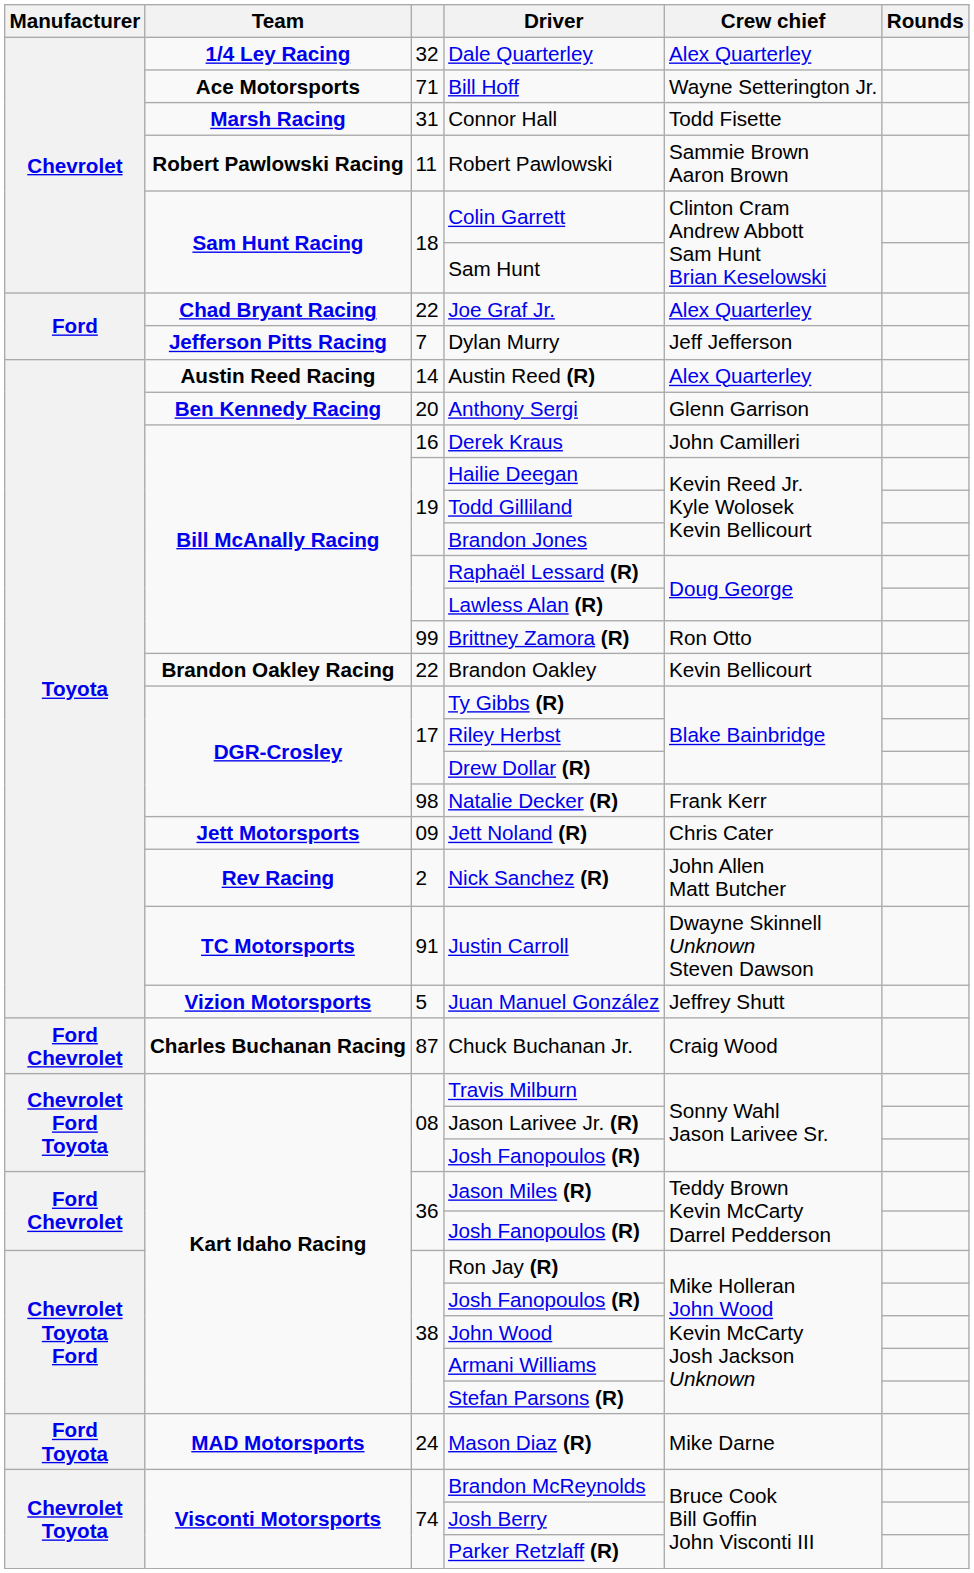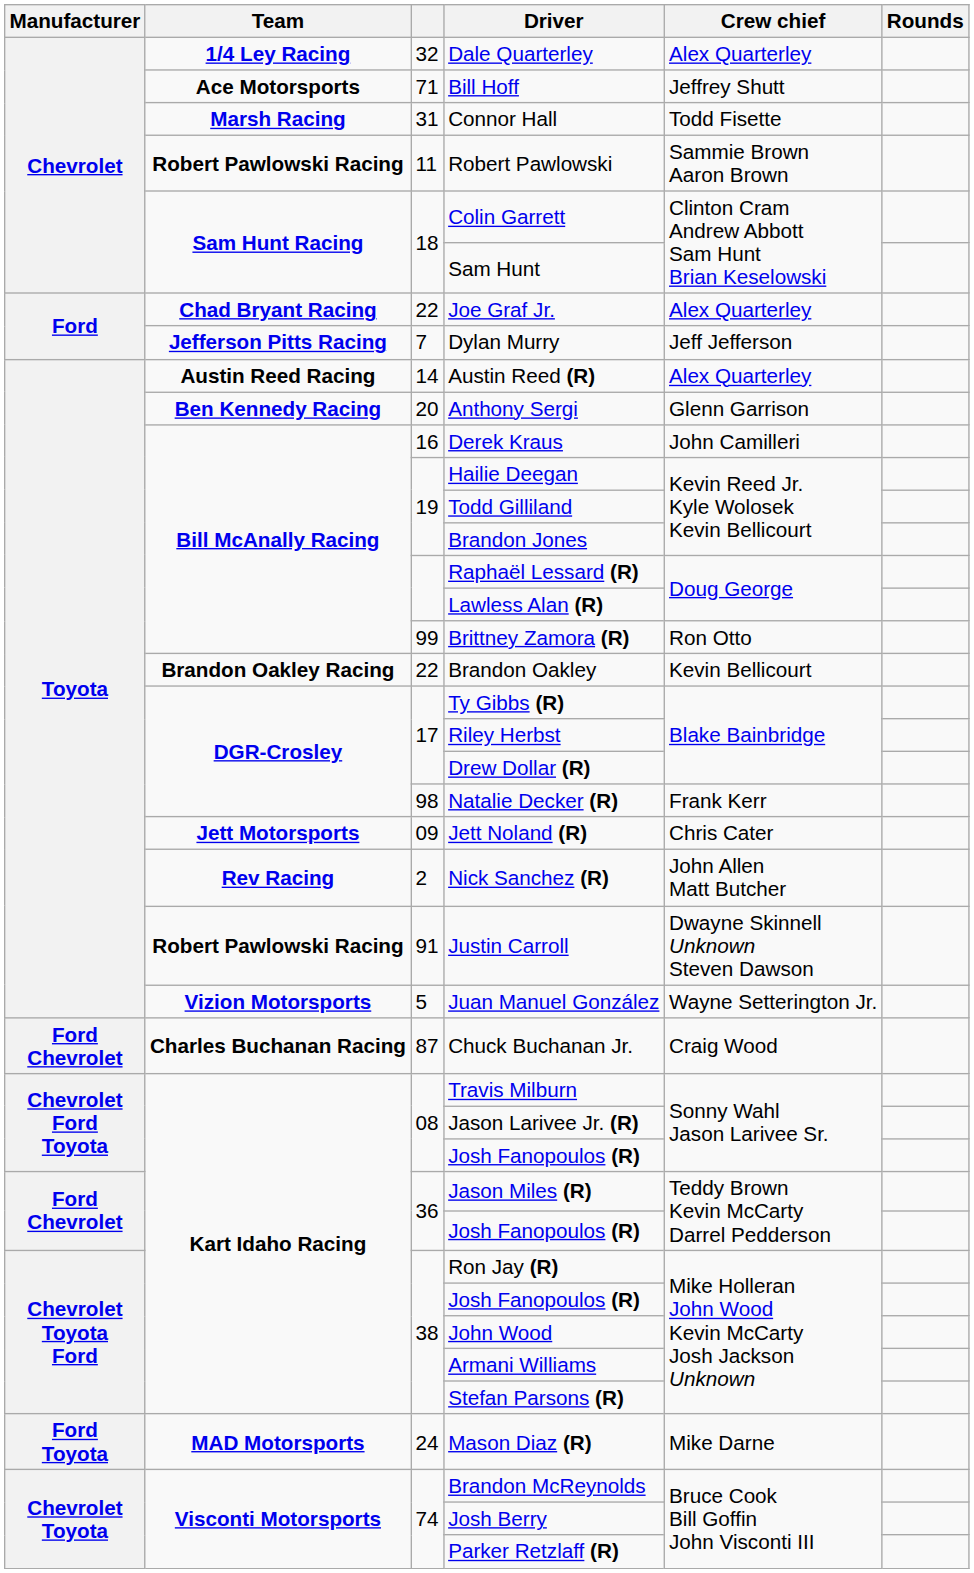(773, 87) Wayne Setterington Jr. -> (727, 87) Jeffrey Shutt
(278, 945) TC Motorsports -> (278, 945) Robert Pawlowski Racing
(727, 1001) Jeffrey Shutt -> (773, 1001) Wayne Setterington Jr.
